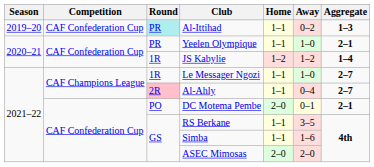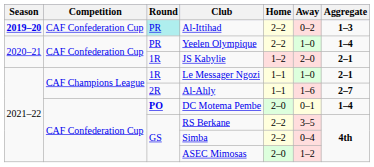(24, 28) normal -> (24, 28) bold
(278, 28) 1–1 -> (278, 28) 2–2
(278, 43) 1–1 -> (278, 43) 2–2
(345, 43) 2–1 -> (345, 43) 1–4
(307, 59) 1–2 -> (307, 59) 2–0
(345, 59) 1–4 -> (345, 59) 2–1
(345, 75) 2–7 -> (345, 75) 2–1
(155, 91) pink background -> (155, 91) no background
(307, 91) 0–4 -> (307, 91) 1–6
(155, 106) normal -> (156, 106) bold
(345, 106) 2–1 -> (345, 106) 1–4
(278, 122) 1–1 -> (278, 122) 2–2
(278, 138) 1–1 -> (278, 138) 2–2
(307, 138) 1–6 -> (307, 138) 0–4
(307, 153) 2–0 -> (307, 153) 1–2
